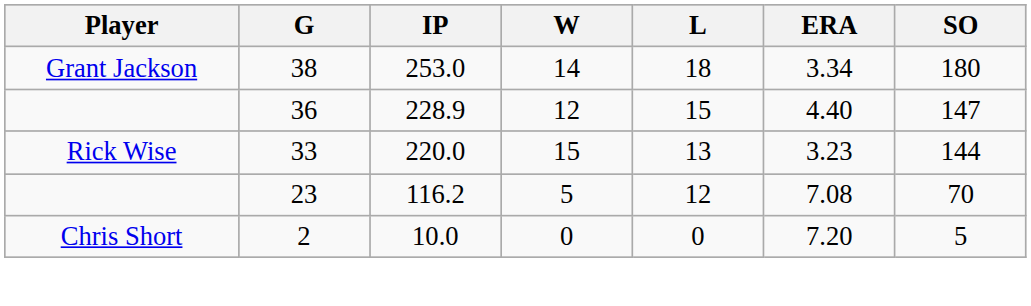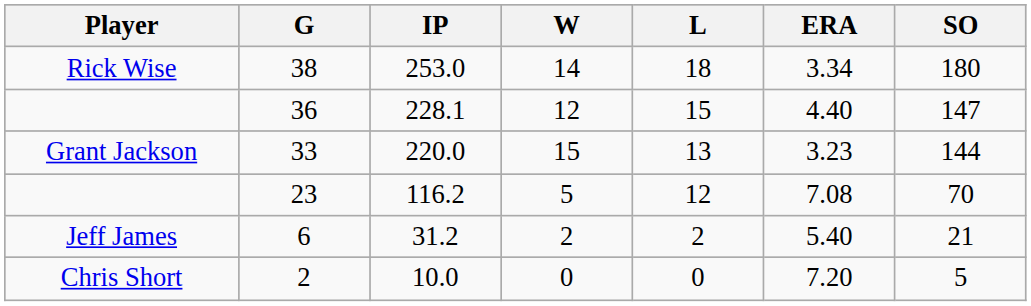(122, 67) Grant Jackson -> (122, 67) Rick Wise
(435, 109) 228.9 -> (435, 109) 228.1
(122, 151) Rick Wise -> (122, 151) Grant Jackson
+ row: (304, 236)
